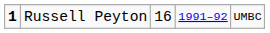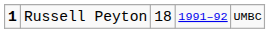(163, 17) 16 -> (163, 17) 18
